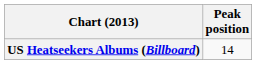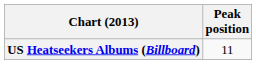(227, 49) 14 -> (227, 49) 11
